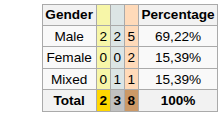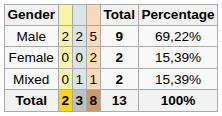+ column: (119, 15)
